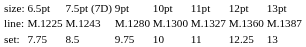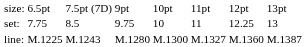rows swapped: (12, 39) <-> (14, 23)
